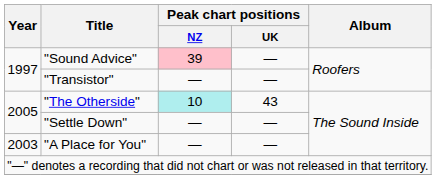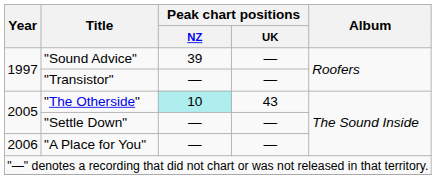(195, 58) pink background -> (195, 58) no background
(23, 144) 2003 -> (23, 144) 2006
